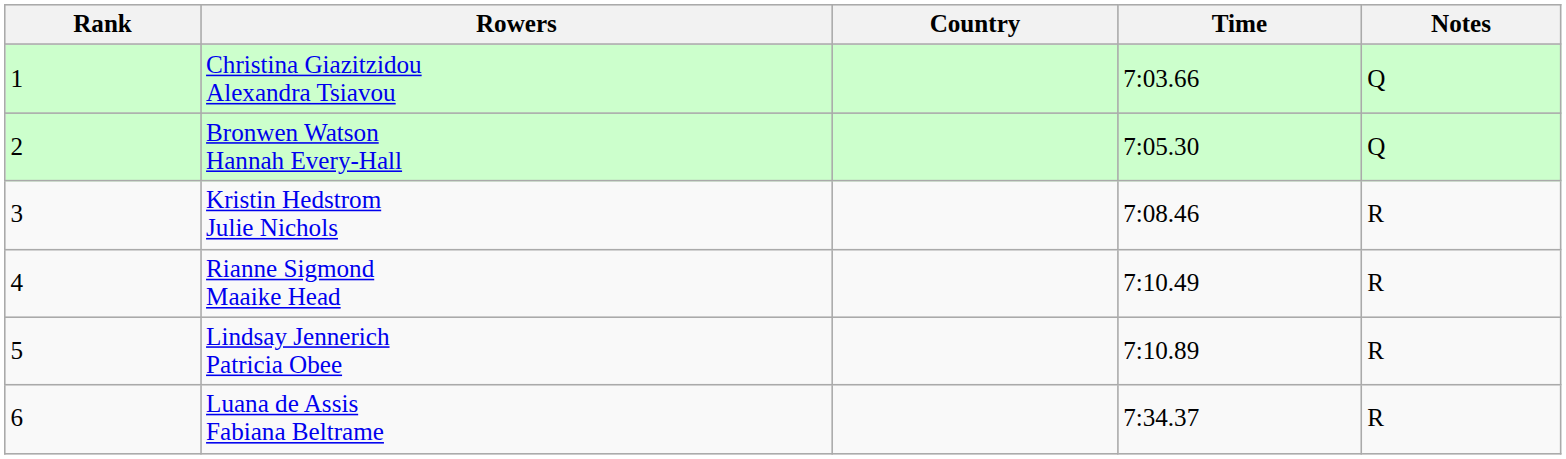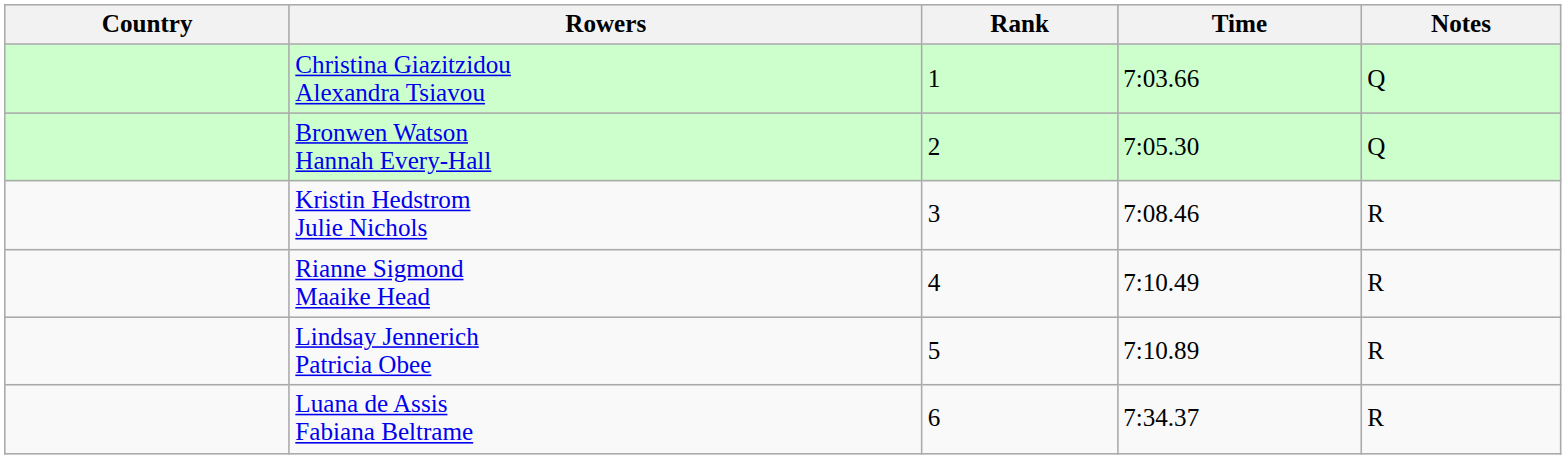columns swapped: (103, 24) <-> (975, 24)
